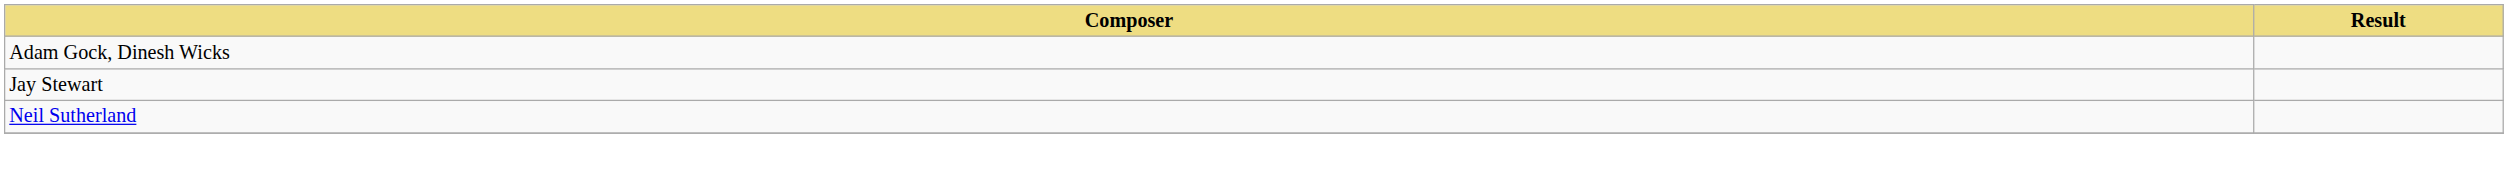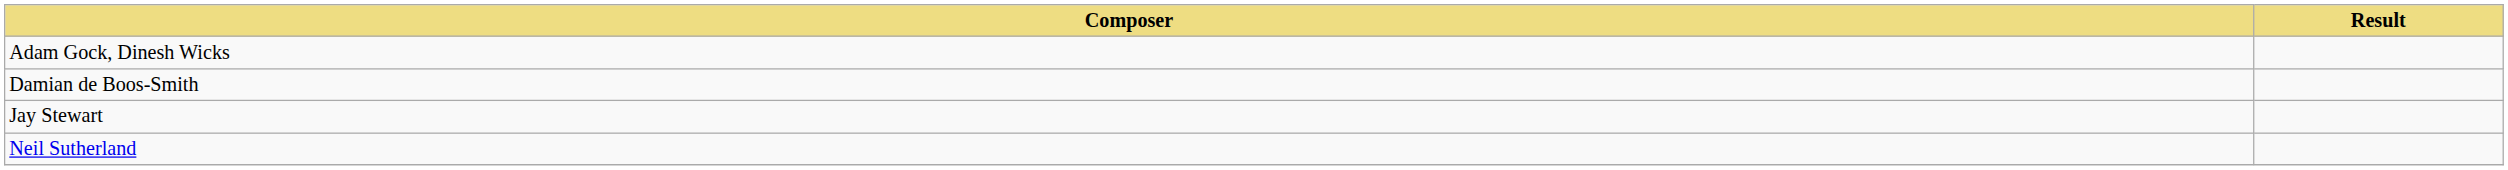+ row: (104, 84)
